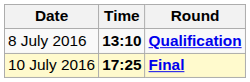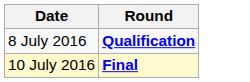- column: (122, 16)
